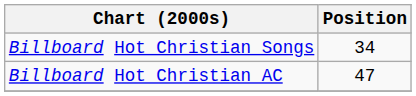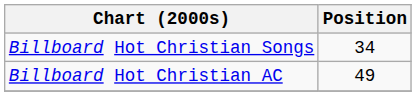(365, 76) 47 -> (365, 76) 49
